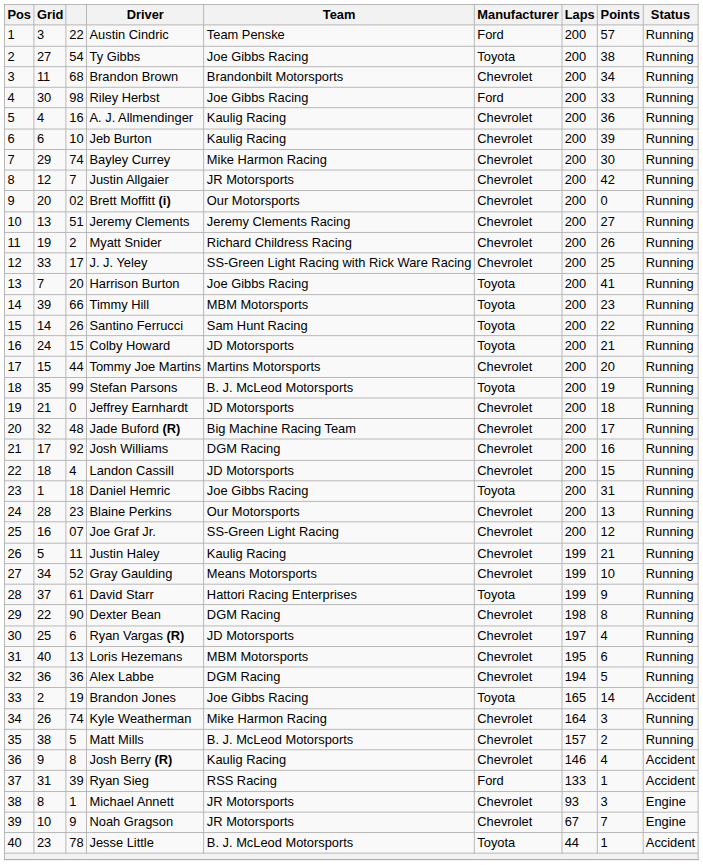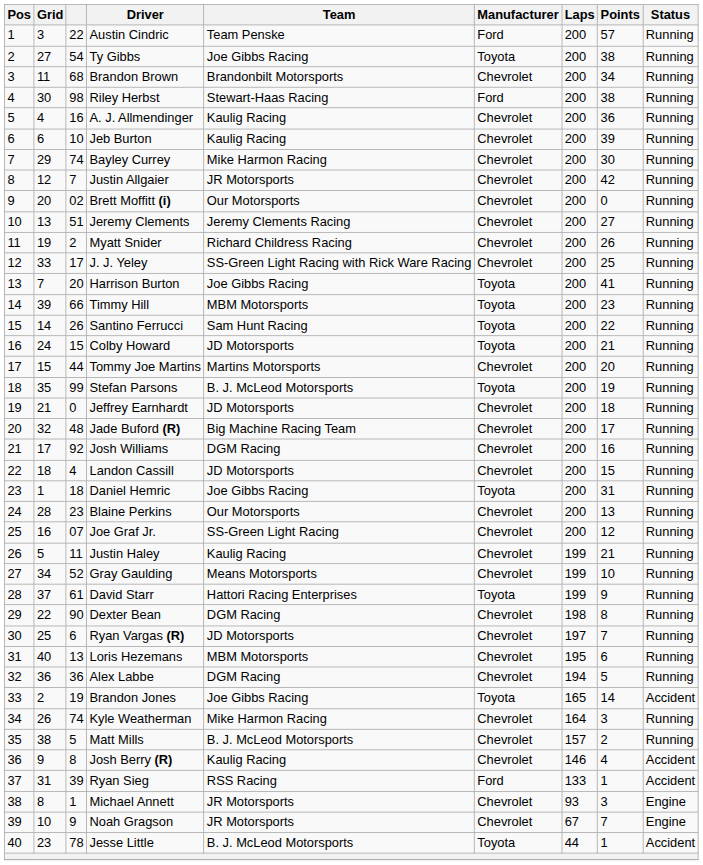(258, 97) Joe Gibbs Racing -> (268, 97) Stewart-Haas Racing
(608, 97) 33 -> (608, 97) 38
(604, 635) 4 -> (604, 635) 7
